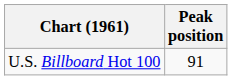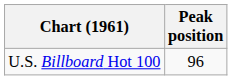(196, 61) 91 -> (196, 61) 96
